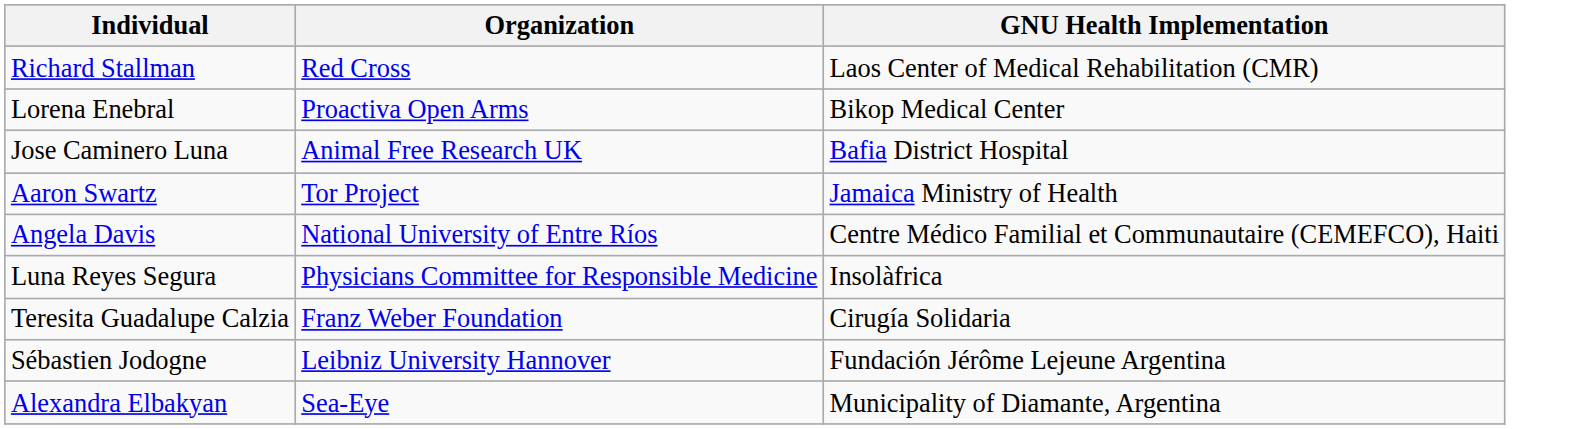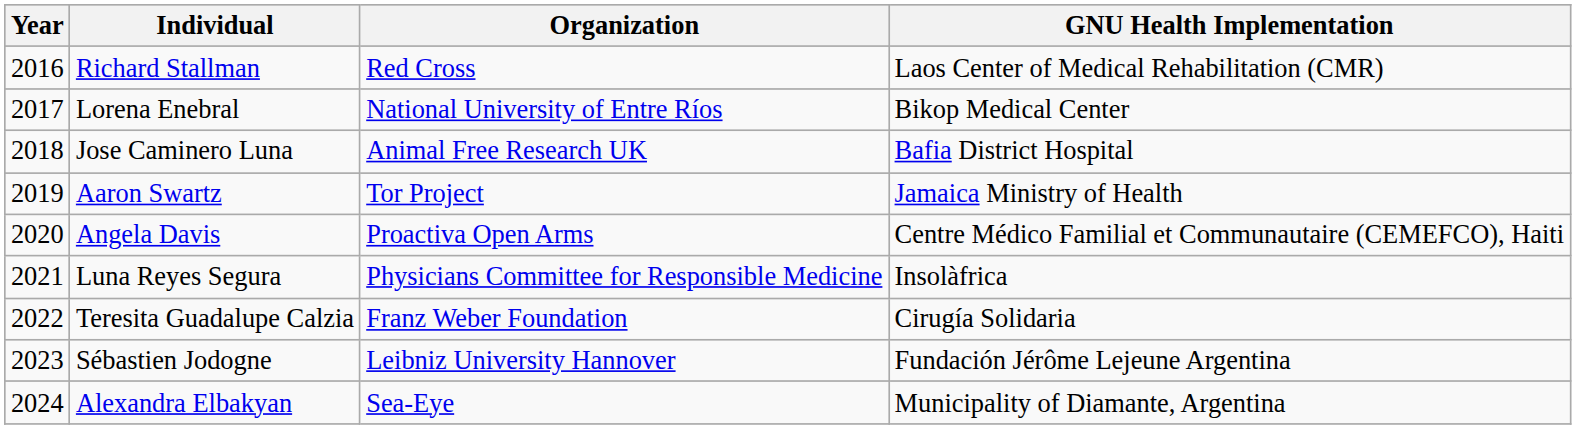+ column: (37, 25)
(415, 109) Proactiva Open Arms -> (544, 109) National University of Entre Ríos
(479, 234) National University of Entre Ríos -> (480, 234) Proactiva Open Arms
